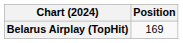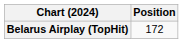(154, 30) 169 -> (154, 30) 172
